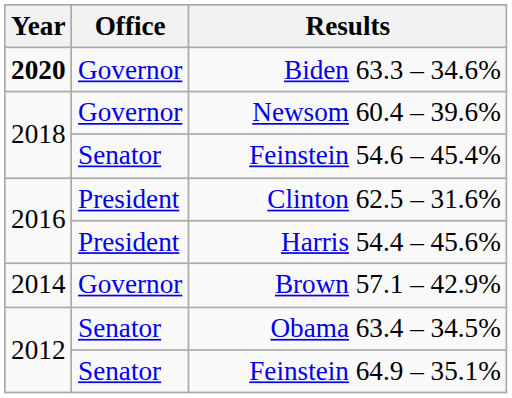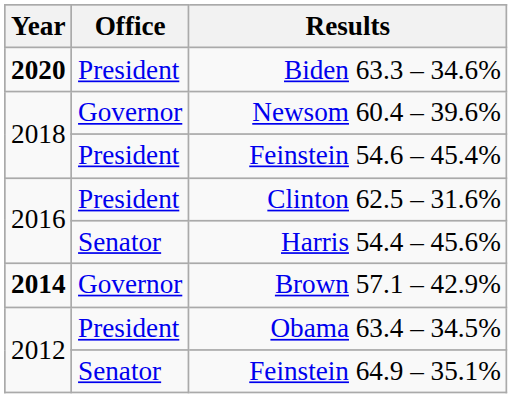(130, 69) Governor -> (129, 69) President
(120, 155) Senator -> (129, 155) President
(129, 241) President -> (120, 241) Senator
(38, 284) normal -> (38, 284) bold
(120, 328) Senator -> (129, 328) President
